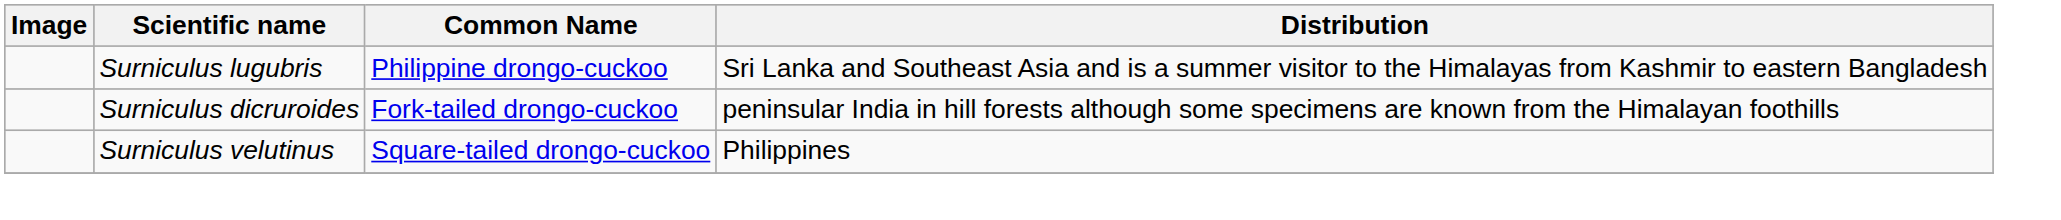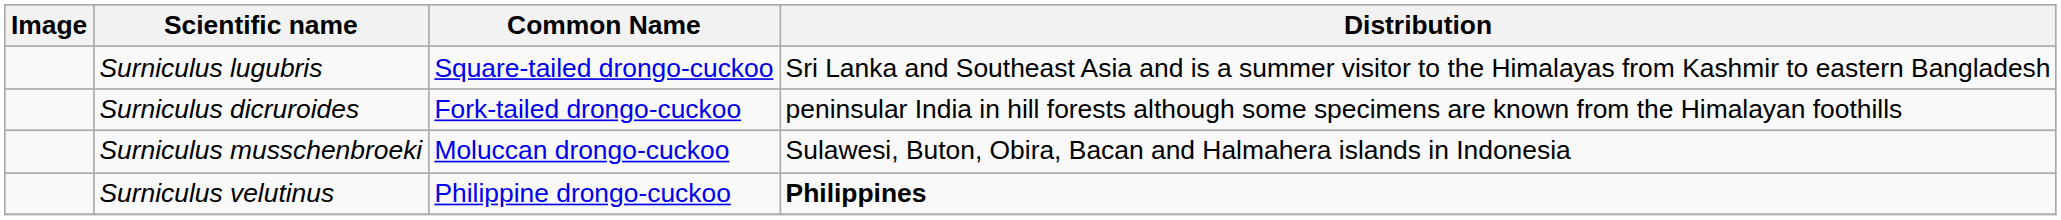(520, 67) Philippine drongo-cuckoo -> (604, 67) Square-tailed drongo-cuckoo
+ row: (261, 151)
(541, 151) Square-tailed drongo-cuckoo -> (583, 192) Philippine drongo-cuckoo
(786, 151) normal -> (856, 192) bold
